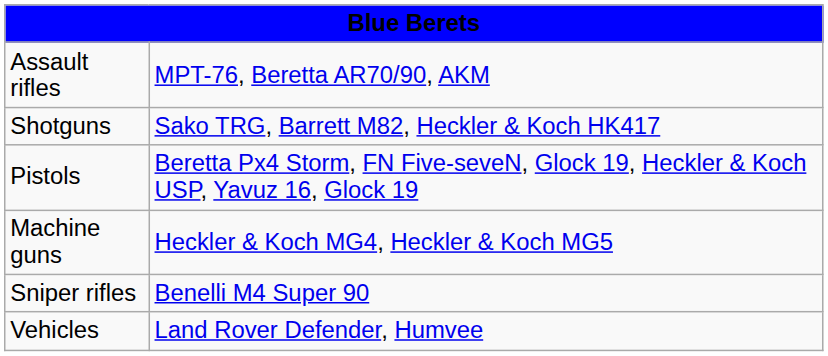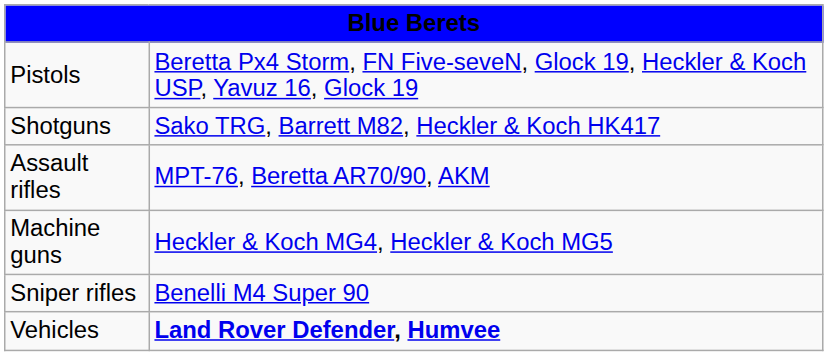rows swapped: (45, 177) <-> (49, 74)
(319, 330) normal -> (327, 330) bold
